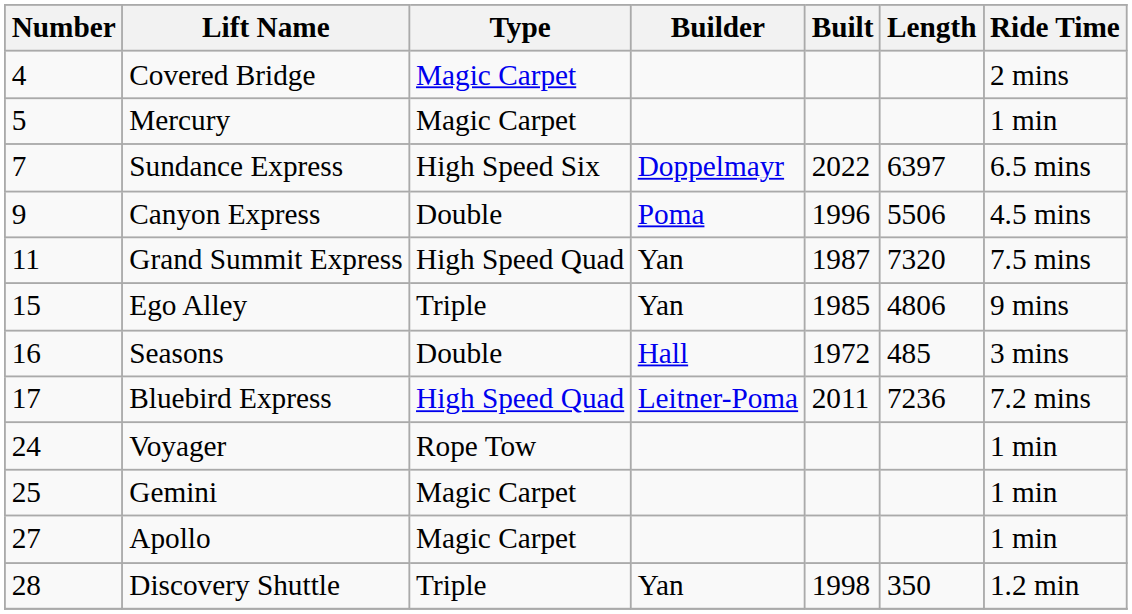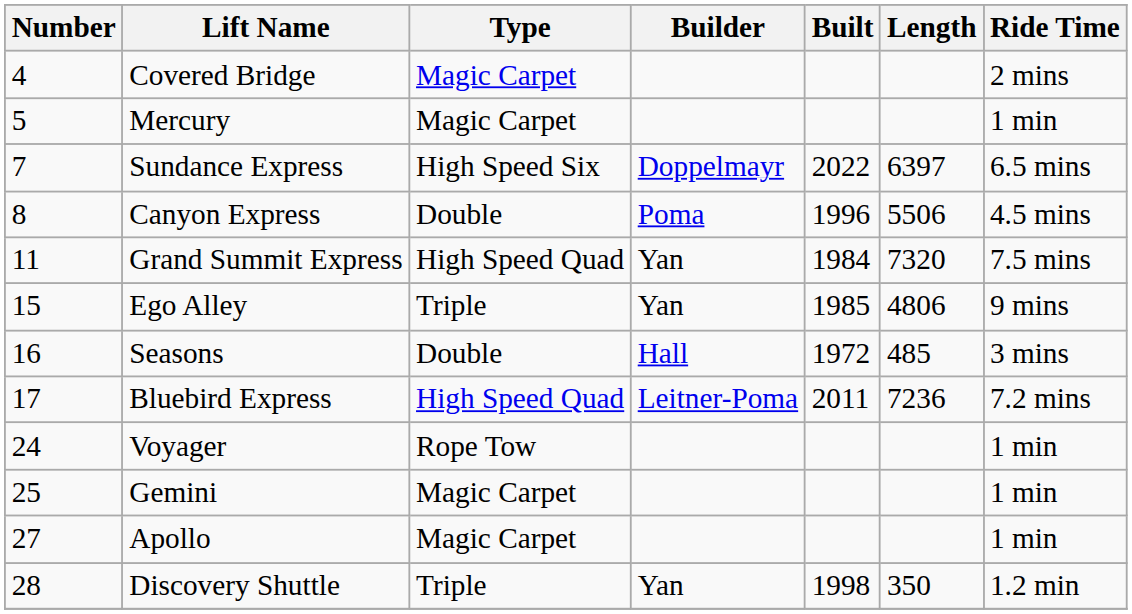(19, 213) 9 -> (19, 213) 8
(841, 259) 1987 -> (841, 259) 1984
